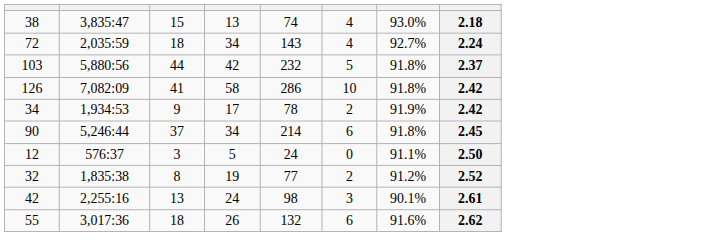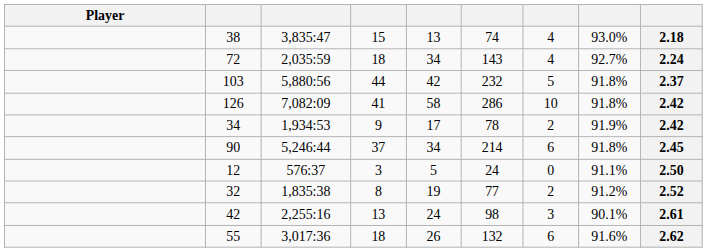+ column: (105, 15)
